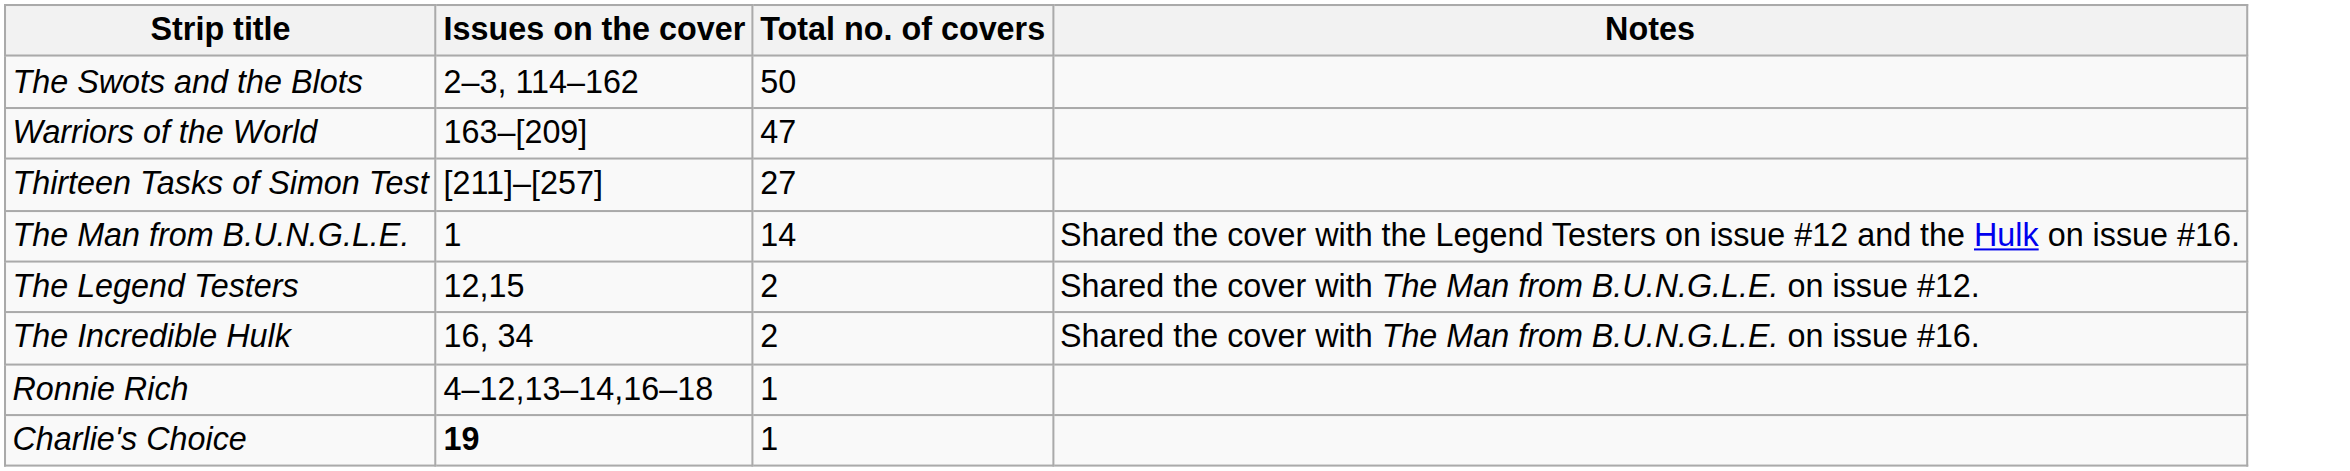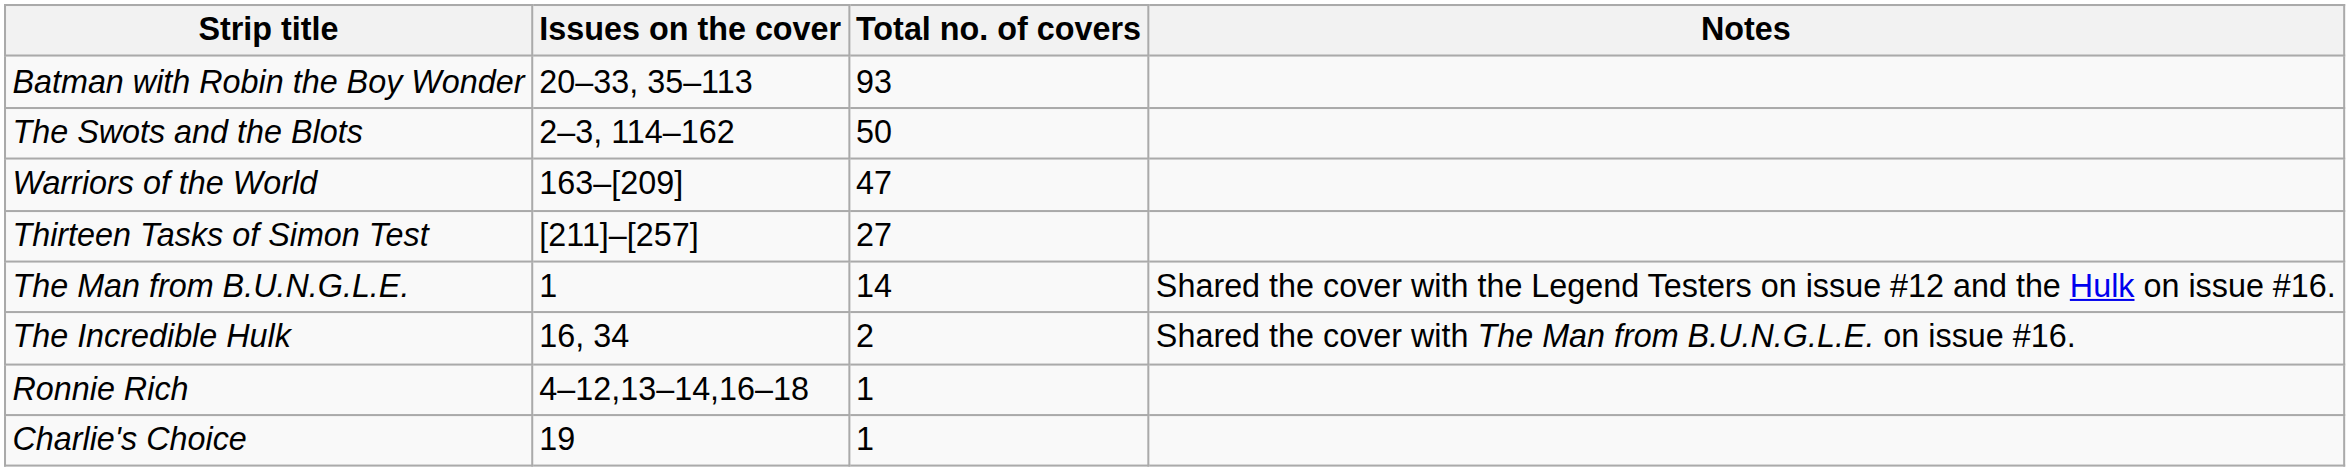+ row: (268, 81)
- row: (156, 286)
(462, 440) bold -> (557, 440) normal
